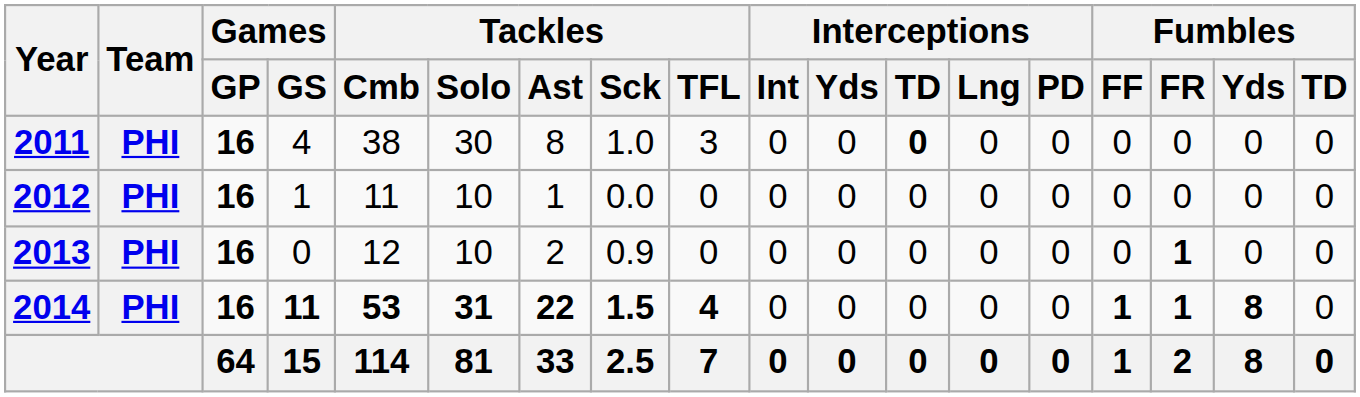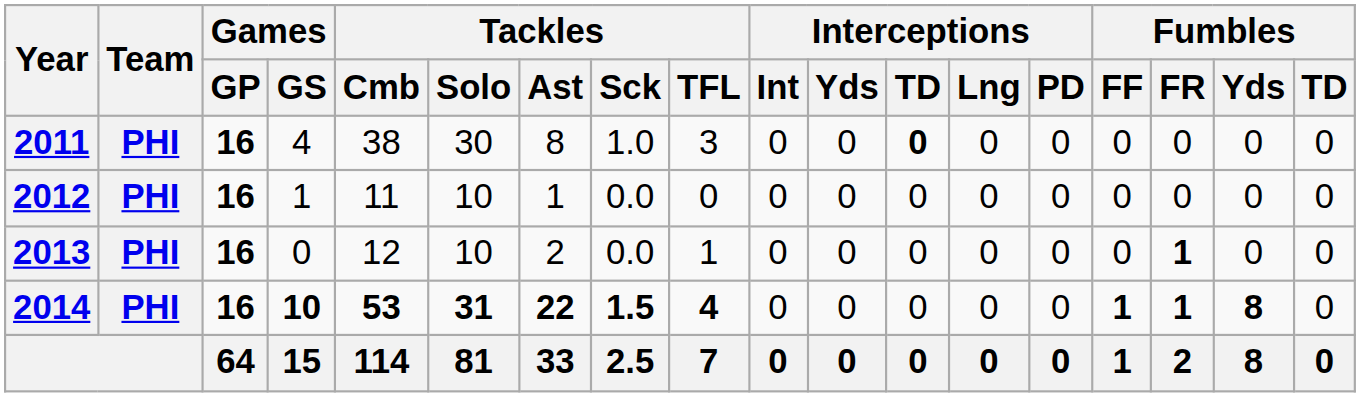(630, 252) 0.9 -> (630, 252) 0.0
(709, 252) 0 -> (709, 252) 1
(302, 307) 11 -> (302, 307) 10
